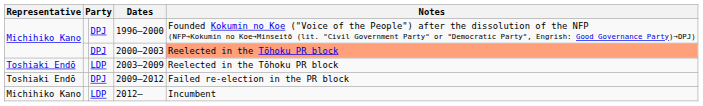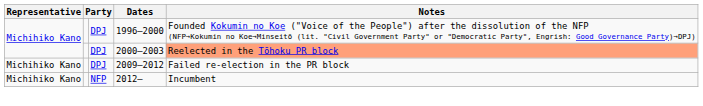- row: (140, 65)
(41, 79) Toshiaki Endō -> (44, 65) Michihiko Kano
(98, 94) LDP -> (98, 79) NFP
